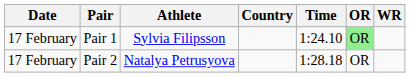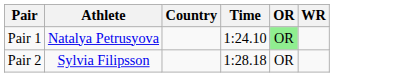- column: (42, 15)
(179, 38) Sylvia Filipsson -> (103, 38) Natalya Petrusyova
(179, 60) Natalya Petrusyova -> (103, 60) Sylvia Filipsson
